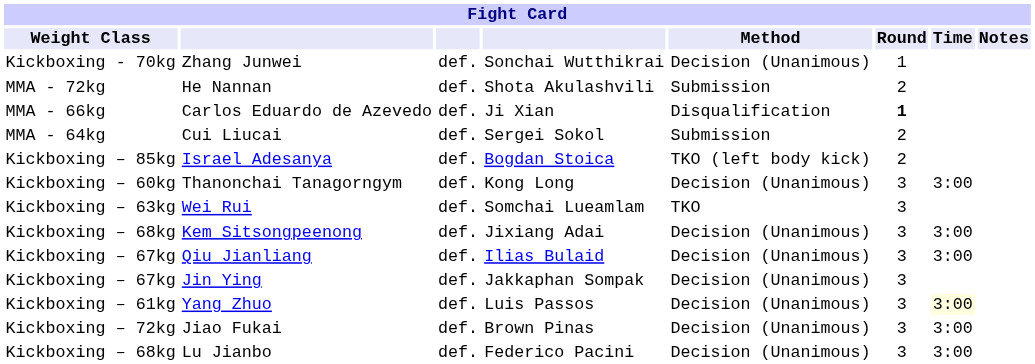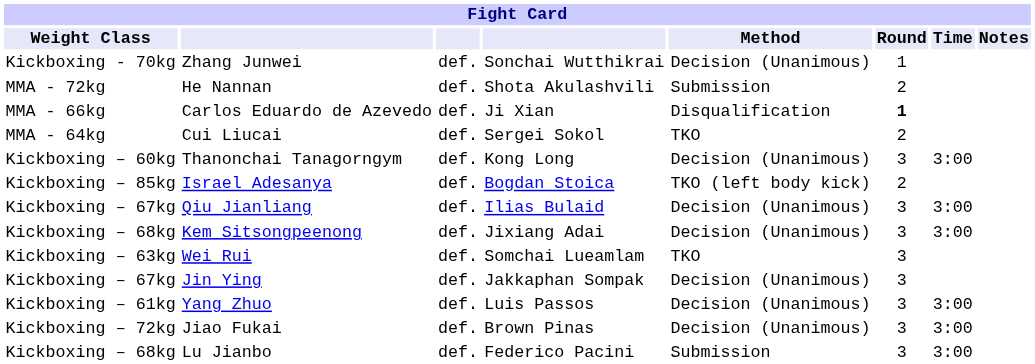(720, 135) Submission -> (685, 135) TKO
rows swapped: (292, 184) <-> (257, 160)
rows swapped: (247, 256) <-> (217, 208)
(953, 305) lightyellow background -> (953, 305) no background
(770, 353) Decision (Unanimous) -> (720, 353) Submission
